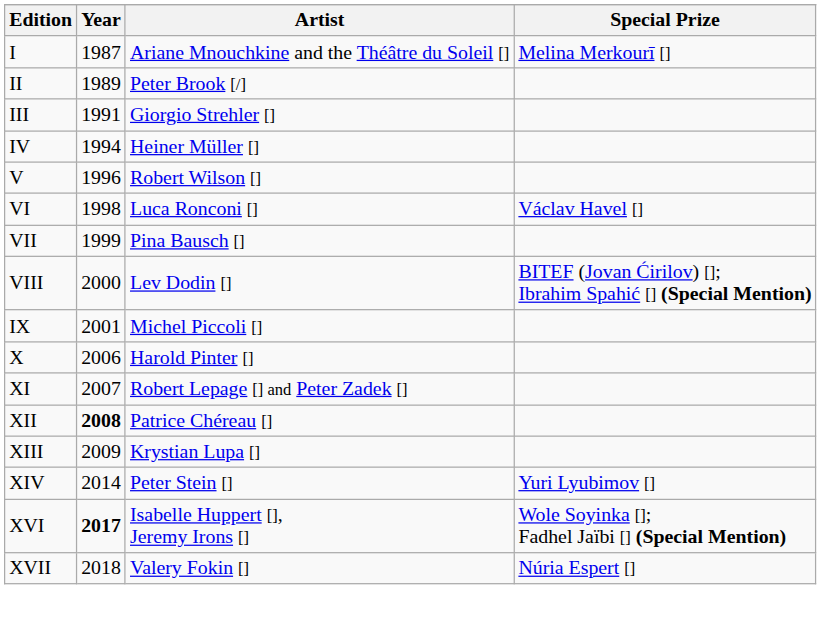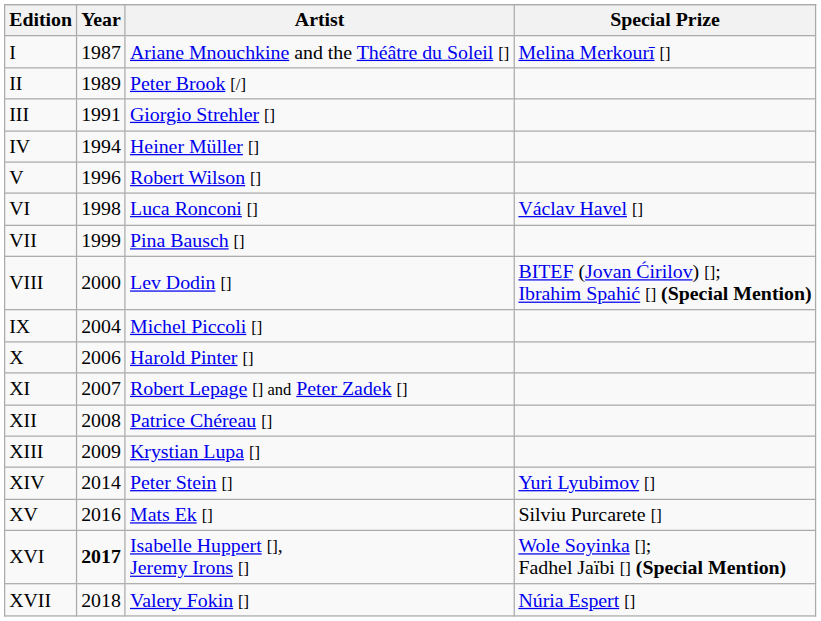(101, 325) 2001 -> (101, 325) 2004
(101, 420) bold -> (101, 420) normal
+ row: (24, 514)
